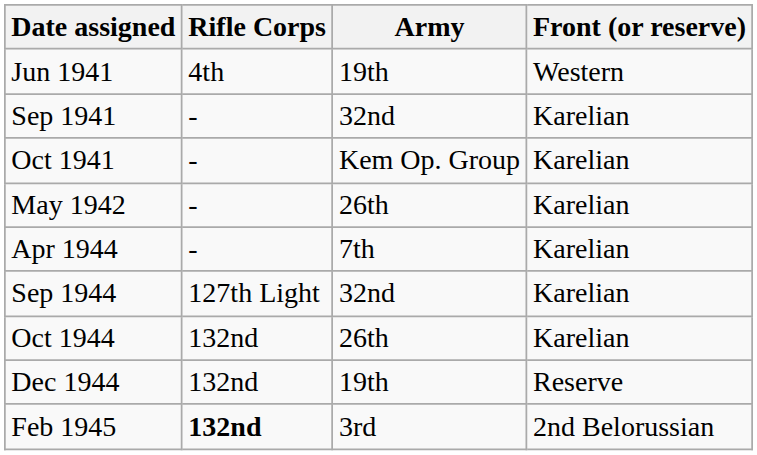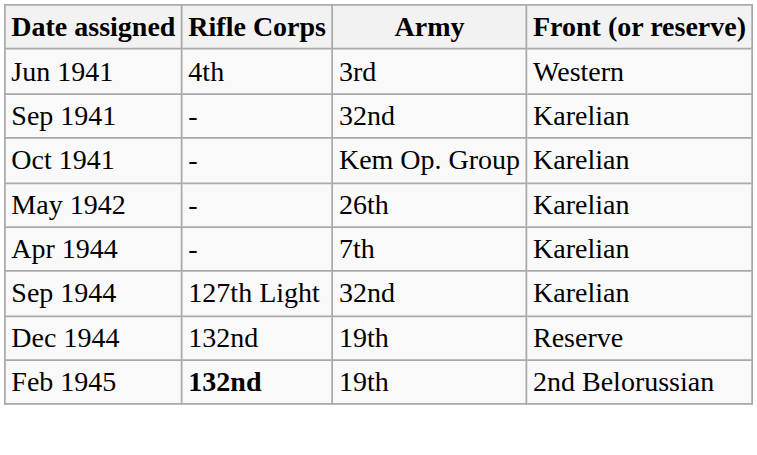(364, 71) 19th -> (358, 71) 3rd
- row: (63, 337)
(358, 426) 3rd -> (364, 381) 19th
